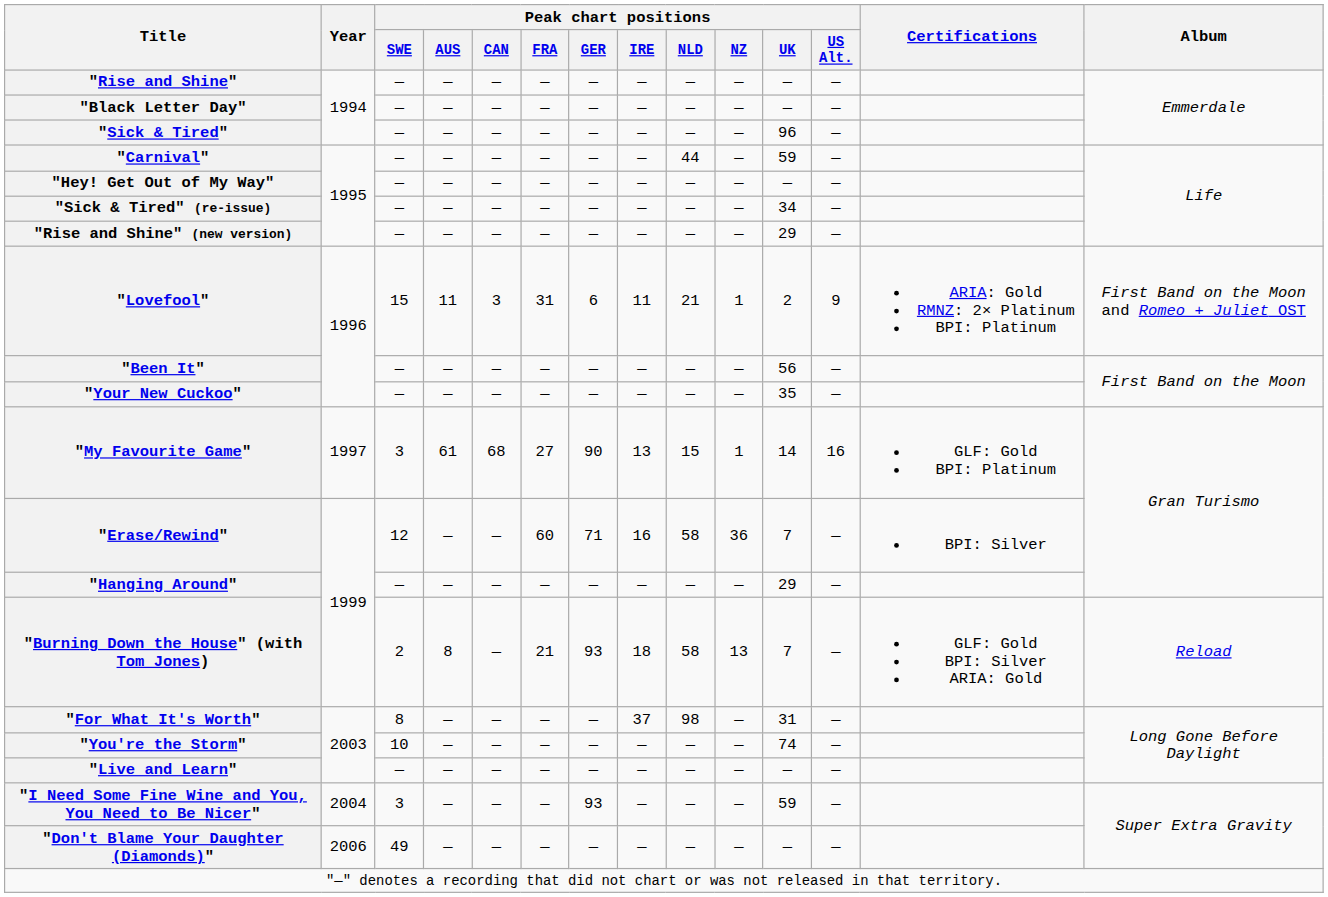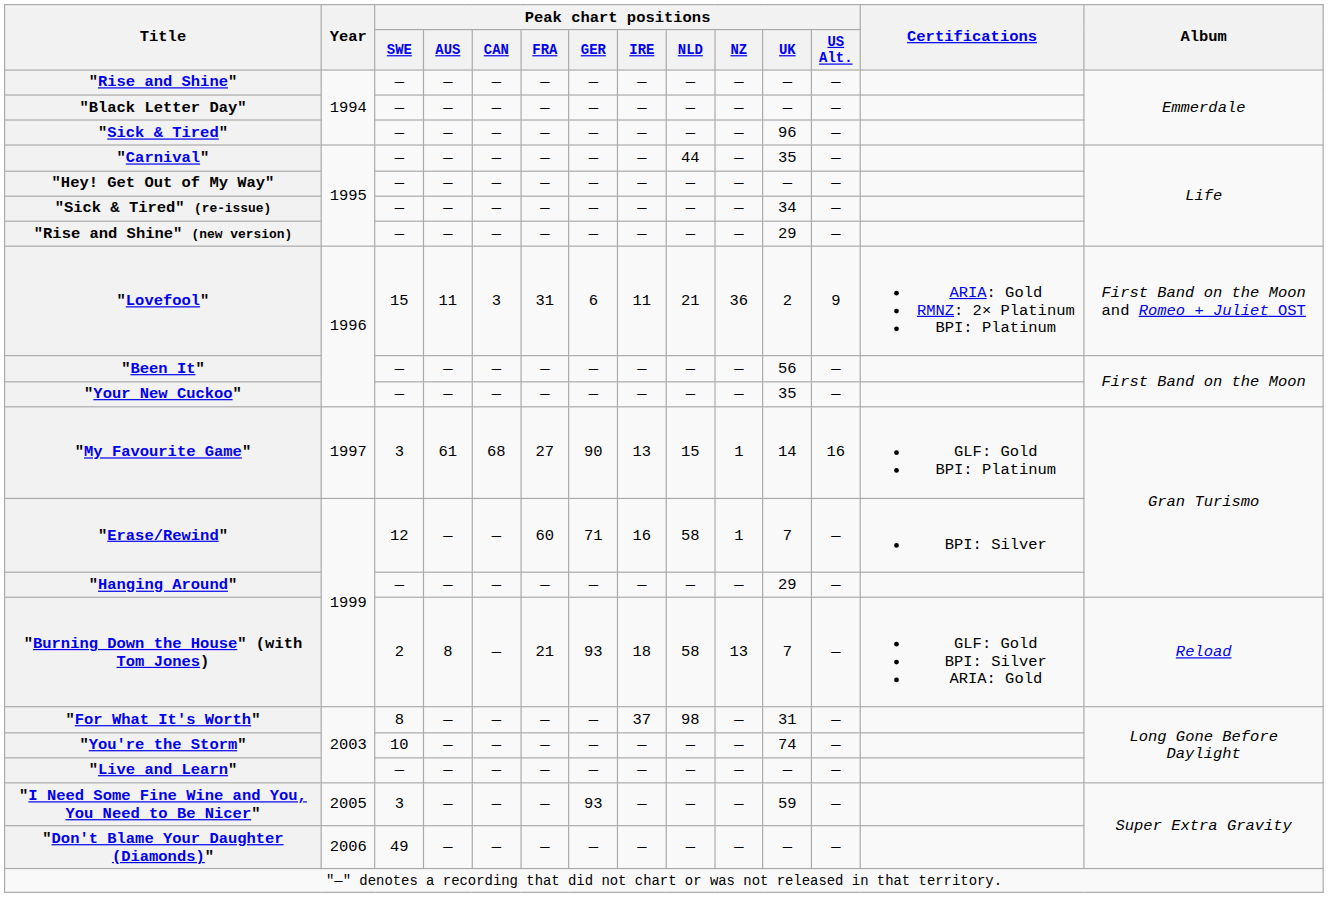(787, 158) 59 -> (787, 158) 35
(739, 301) 1 -> (739, 301) 36
(739, 535) 36 -> (739, 535) 1
(348, 804) 2004 -> (348, 804) 2005
